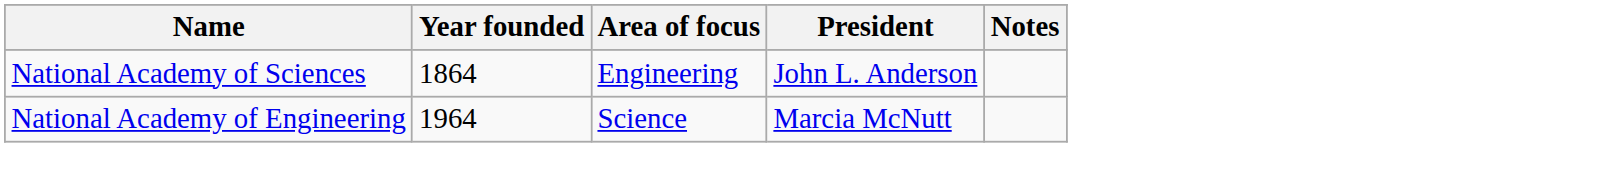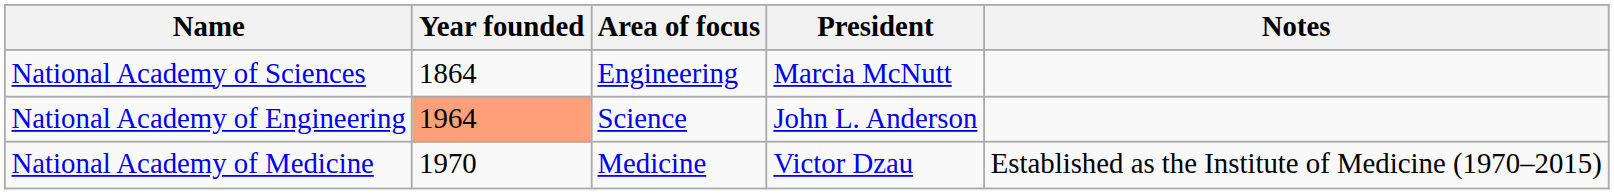(875, 73) John L. Anderson -> (863, 73) Marcia McNutt
(448, 118) no background -> (448, 118) lightsalmon background
(863, 118) Marcia McNutt -> (875, 118) John L. Anderson
+ row: (193, 164)
